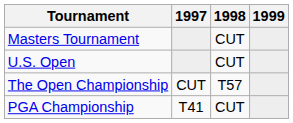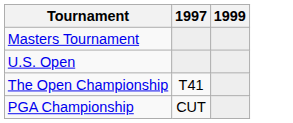- column: (230, 16)
(191, 85) CUT -> (191, 85) T41
(191, 108) T41 -> (191, 108) CUT
